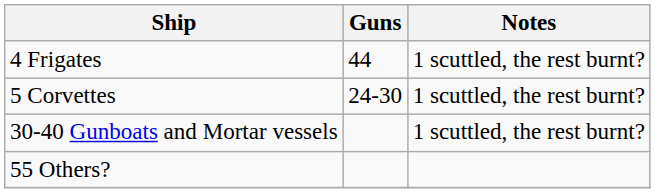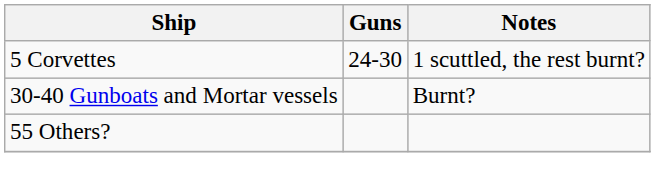- row: (56, 59)
(529, 132) 1 scuttled, the rest burnt? -> (444, 95) Burnt?
